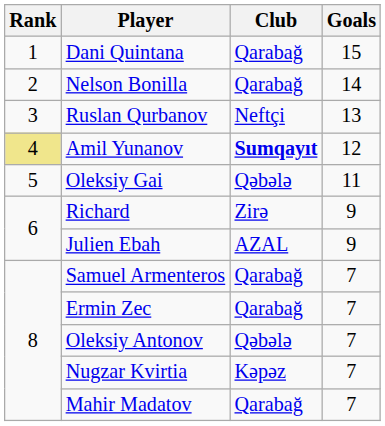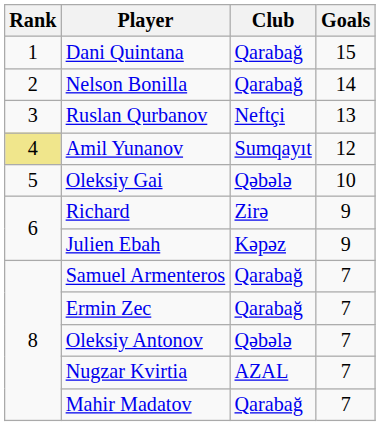(276, 148) bold -> (273, 148) normal
(351, 180) 11 -> (346, 180) 10
(261, 244) AZAL -> (260, 244) Kəpəz
(260, 372) Kəpəz -> (261, 372) AZAL
